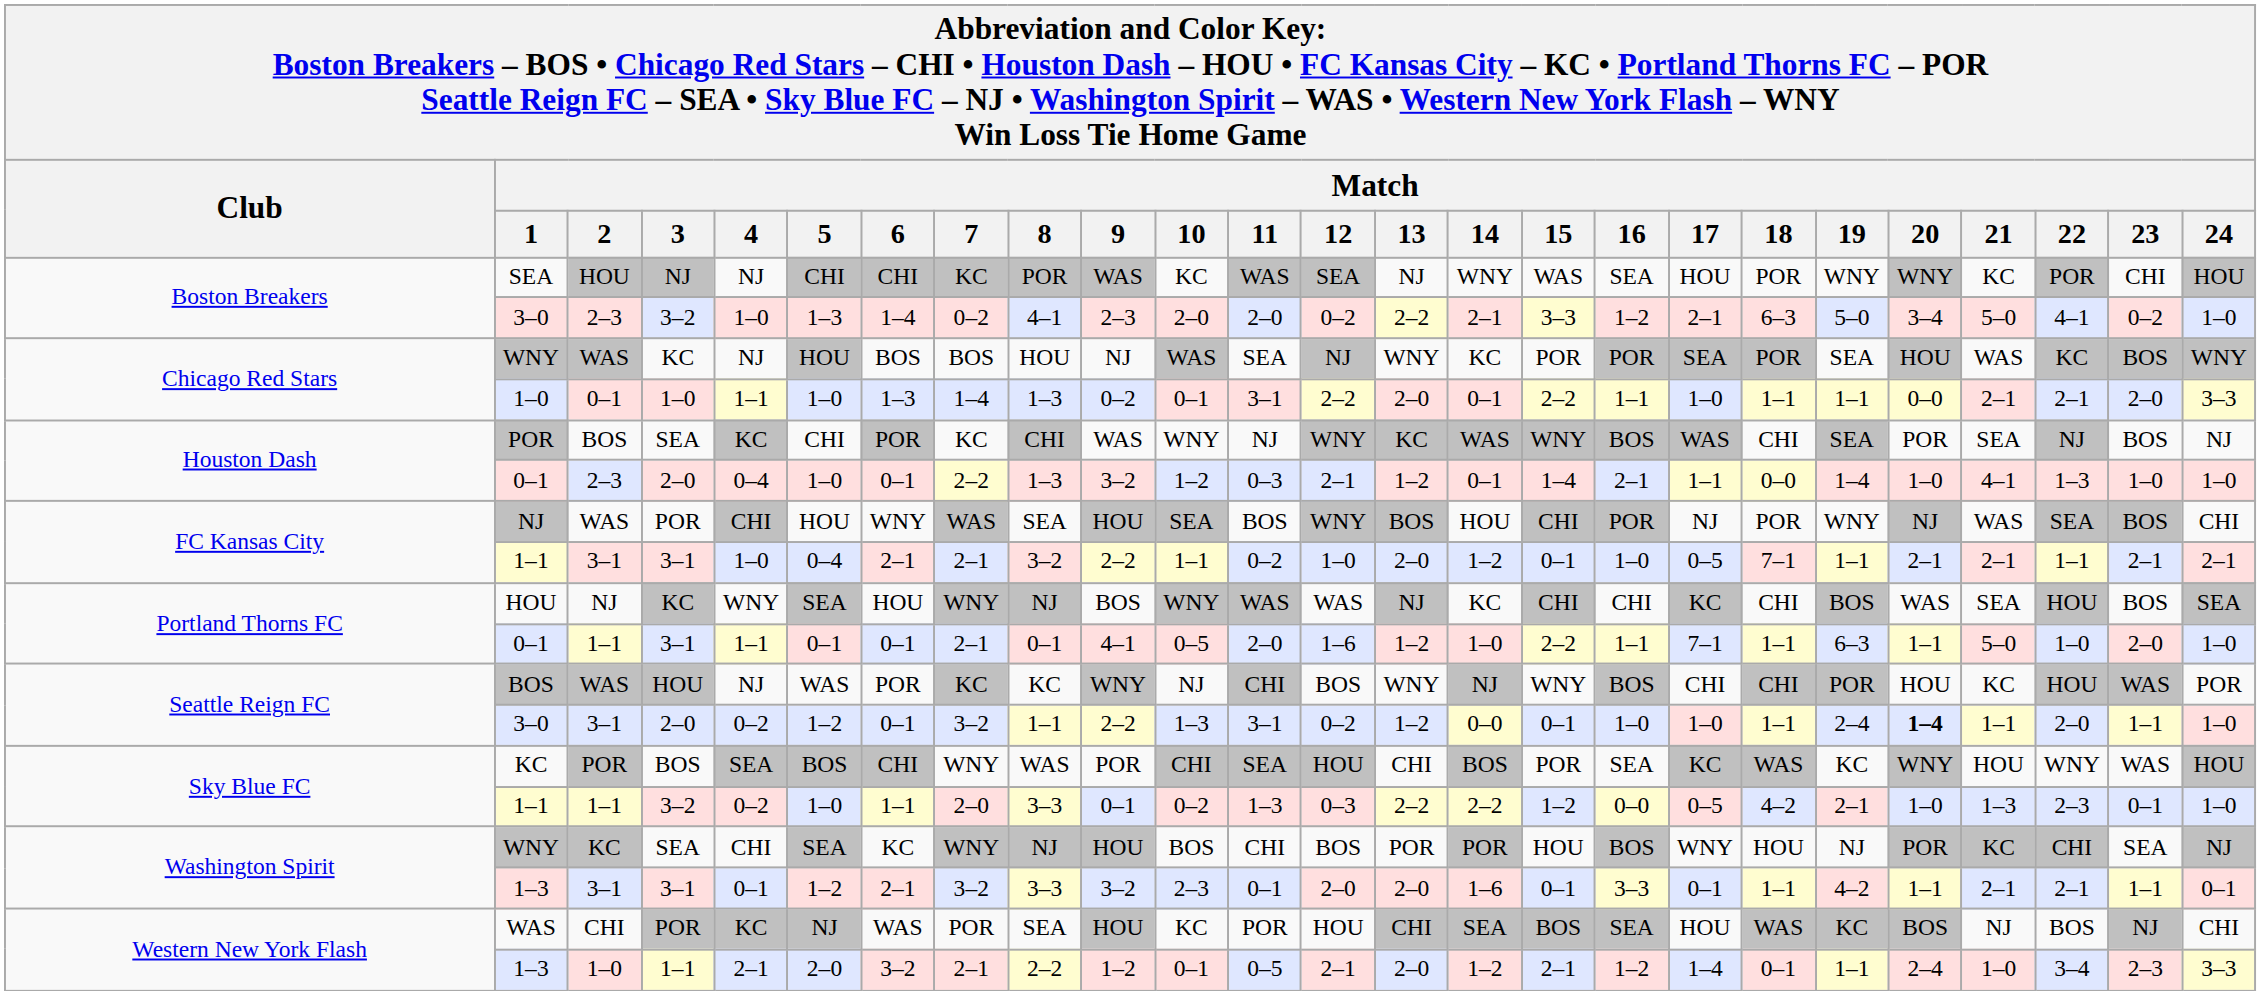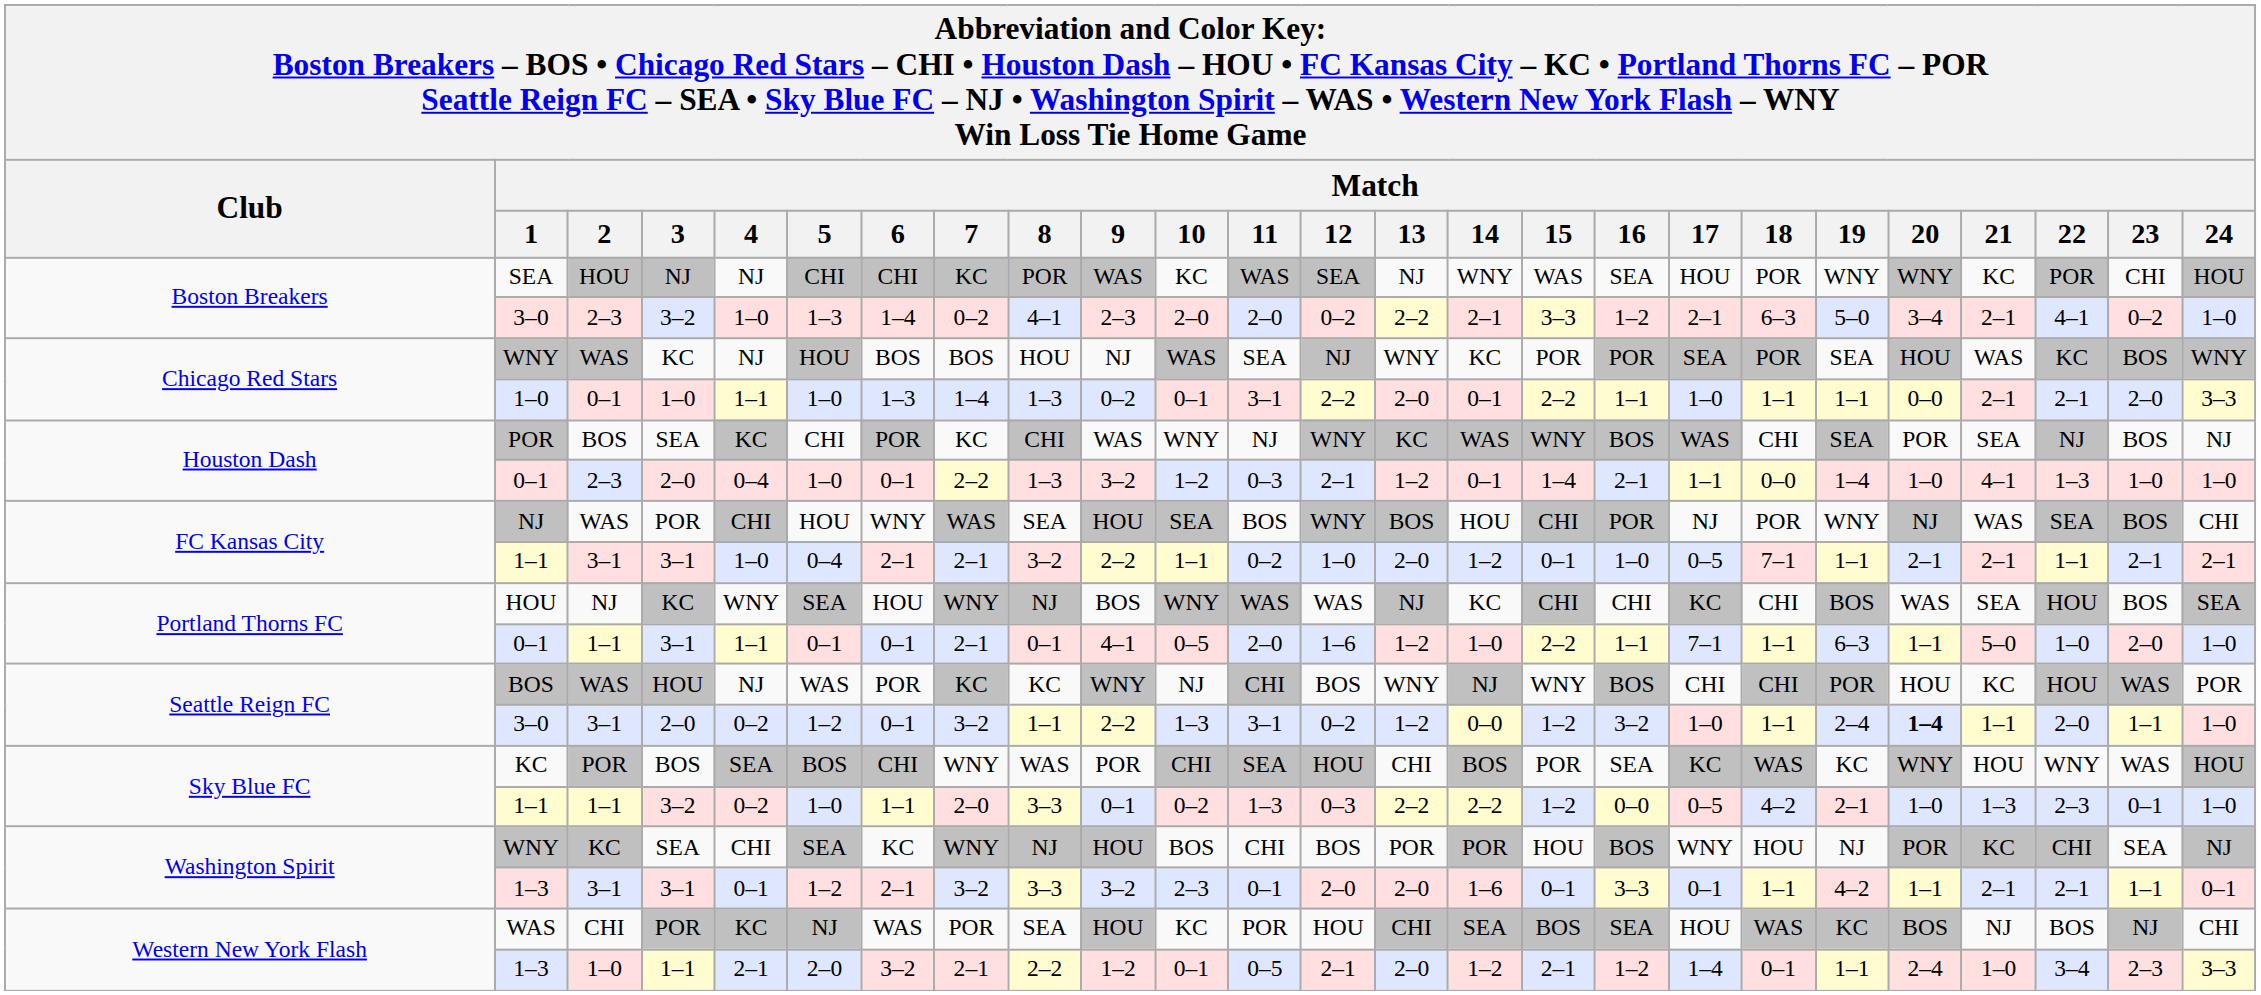(1999, 317) 5–0 -> (1999, 317) 2–1
(1558, 724) 0–1 -> (1558, 724) 1–2
(1632, 724) 1–0 -> (1632, 724) 3–2
